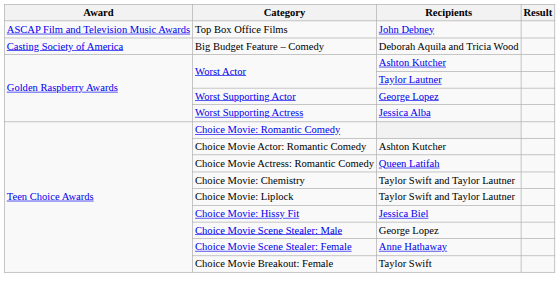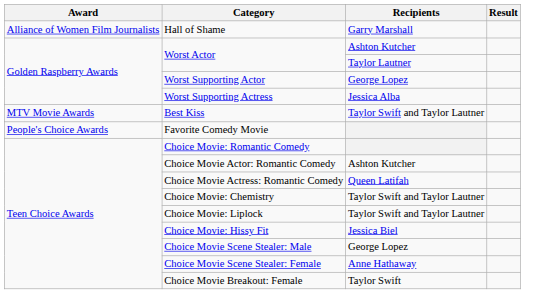+ row: (195, 29)
- row: (241, 29)
- row: (260, 46)
+ row: (184, 113)
+ row: (216, 130)
